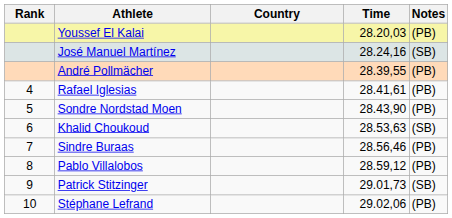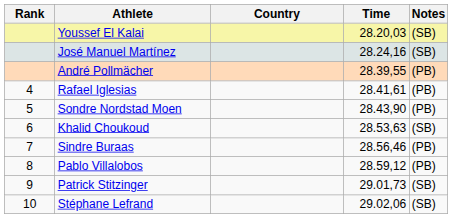(424, 33) (PB) -> (424, 33) (SB)
(424, 204) (PB) -> (424, 204) (SB)
